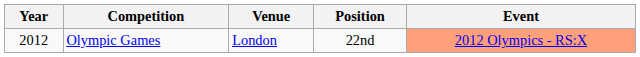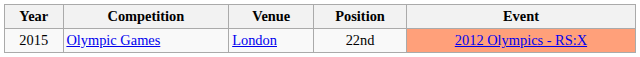(34, 40) 2012 -> (34, 40) 2015
